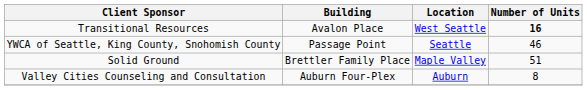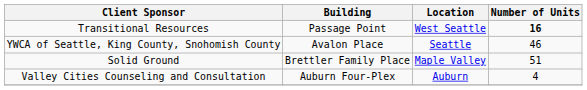(348, 29) Avalon Place -> (348, 29) Passage Point
(348, 45) Passage Point -> (348, 45) Avalon Place
(535, 77) 8 -> (535, 77) 4
